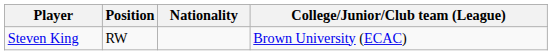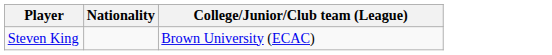- column: (130, 15)
